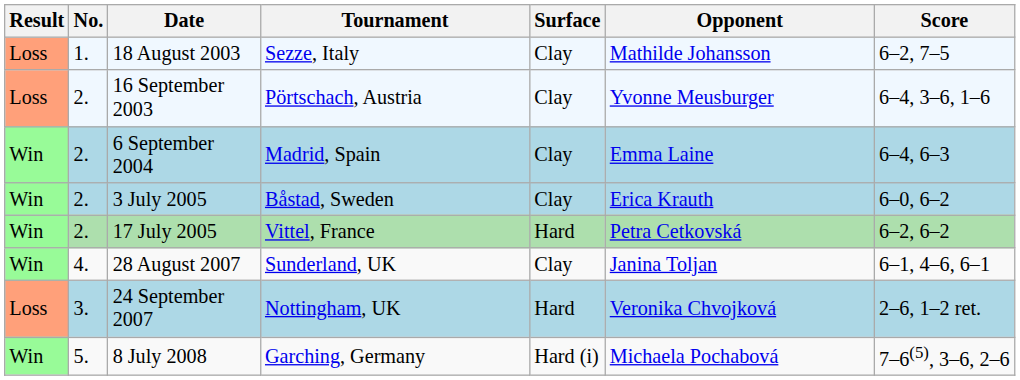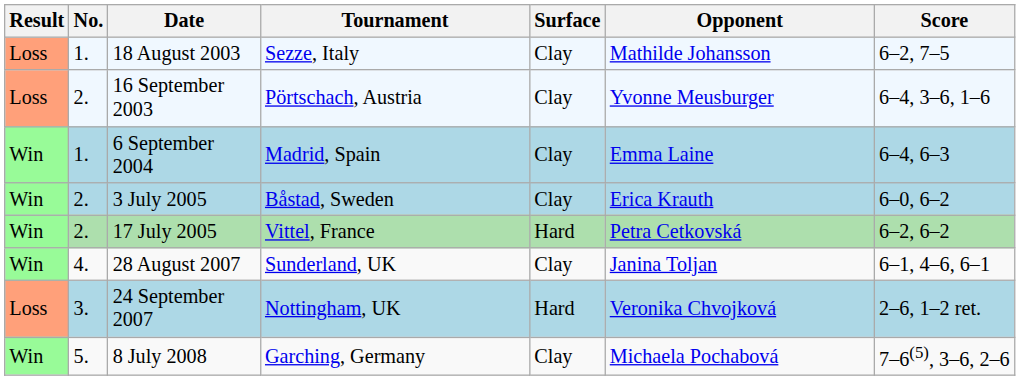(81, 153) 2. -> (81, 153) 1.
(567, 355) Hard (i) -> (553, 355) Clay
